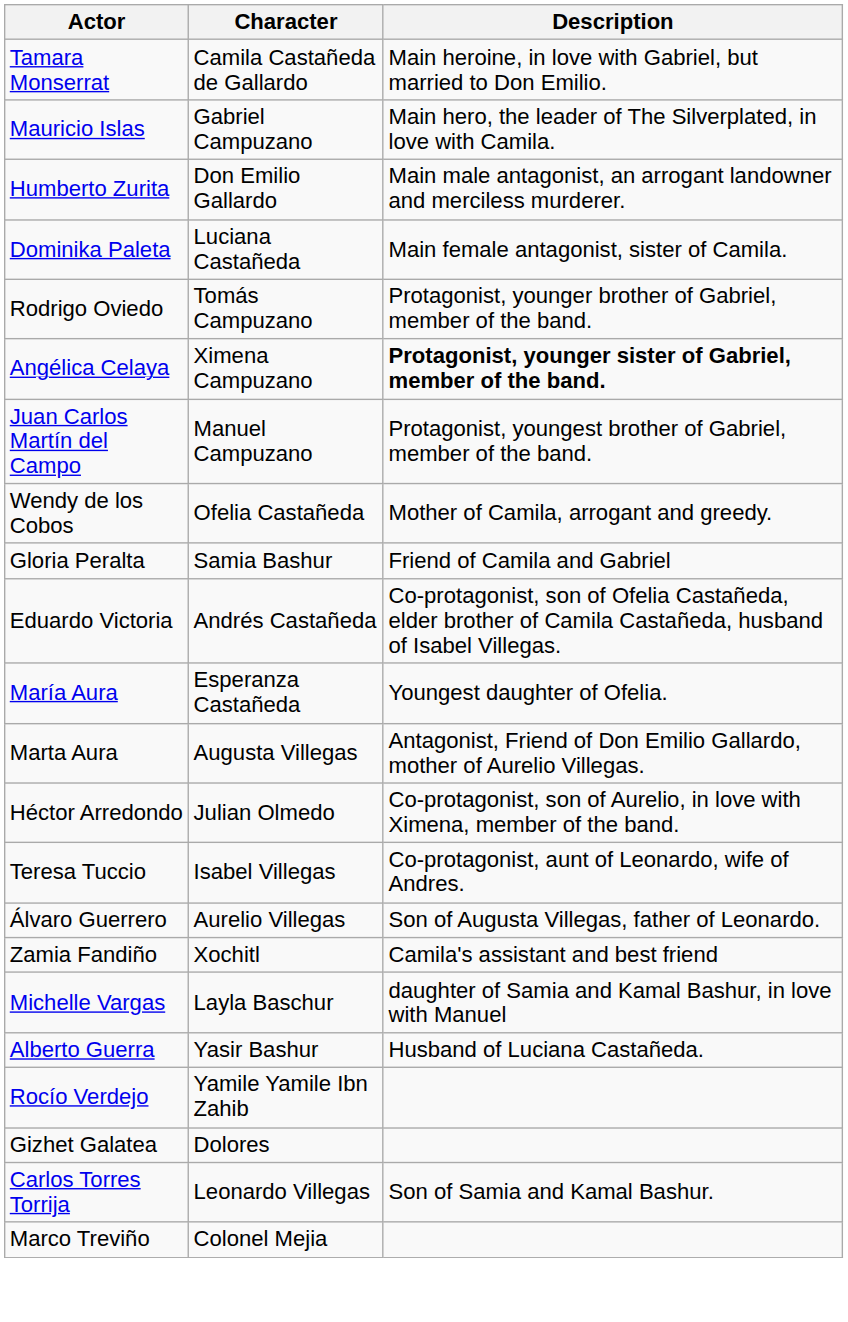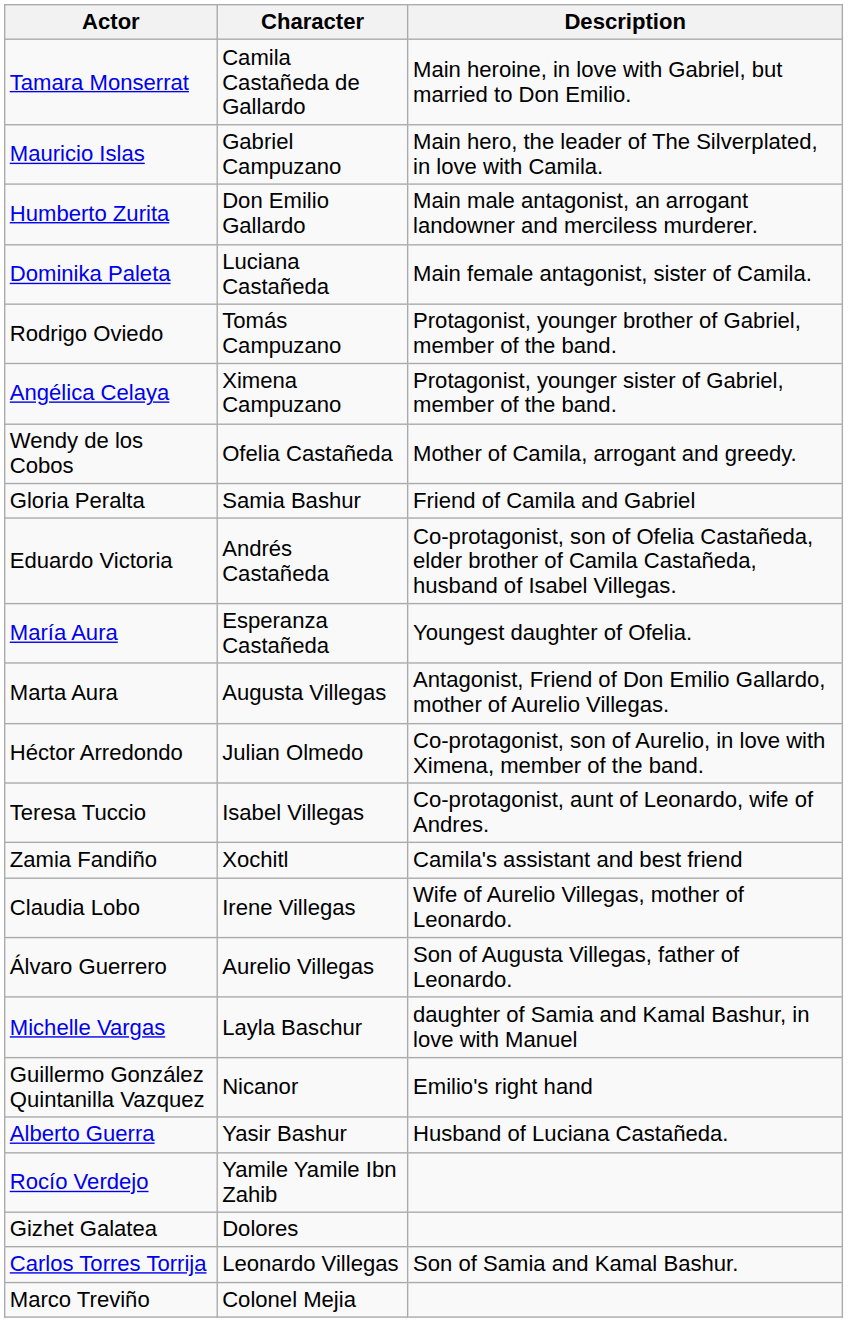(590, 368) bold -> (598, 393) normal
- row: (69, 441)
rows swapped: (88, 919) <-> (83, 954)
+ row: (75, 907)
+ row: (107, 1087)
